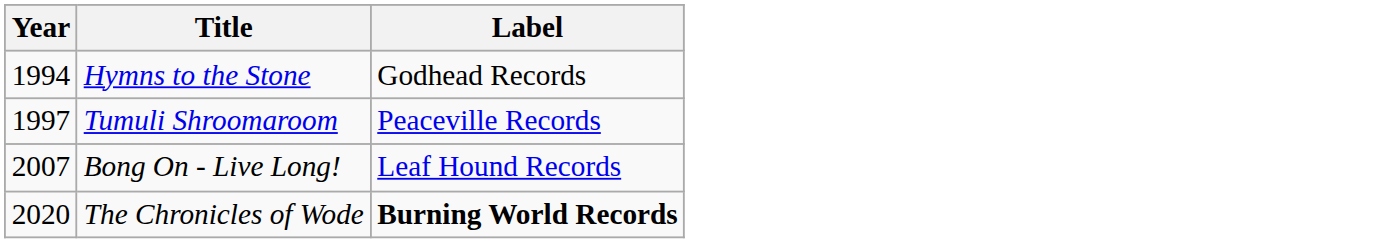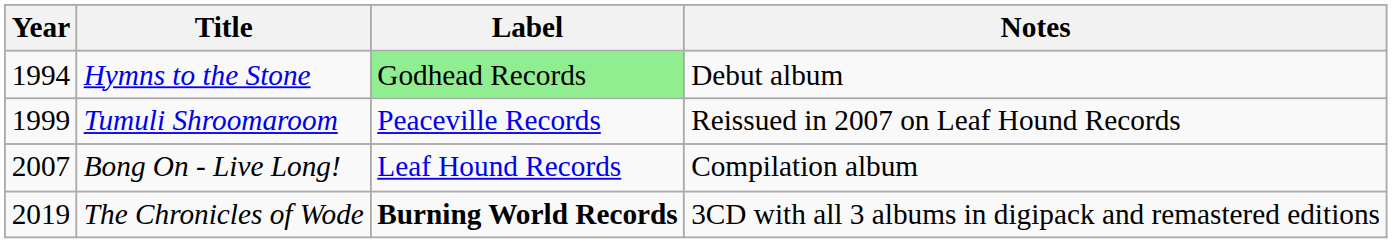+ column: (1036, 27)
(482, 74) no background -> (482, 74) lightgreen background
(41, 120) 1997 -> (41, 120) 1999
(41, 213) 2020 -> (41, 213) 2019
